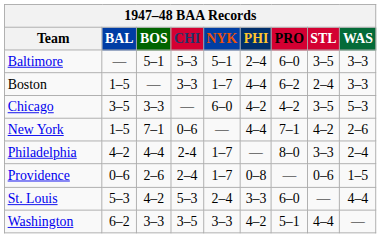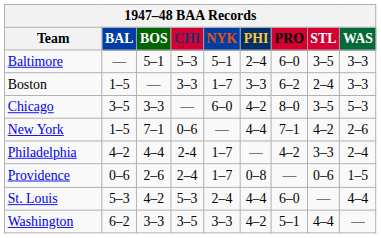(256, 84) 4–4 -> (256, 84) 3–3
(289, 107) 4–2 -> (289, 107) 8–0
(289, 152) 8–0 -> (289, 152) 4–2
(256, 198) 3–3 -> (256, 198) 4–4
